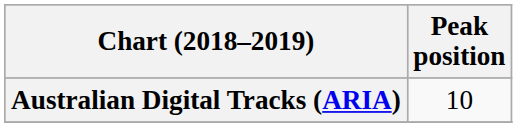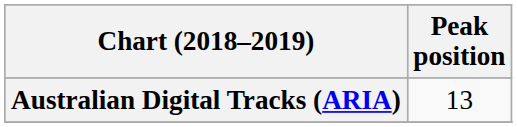(459, 99) 10 -> (459, 99) 13
